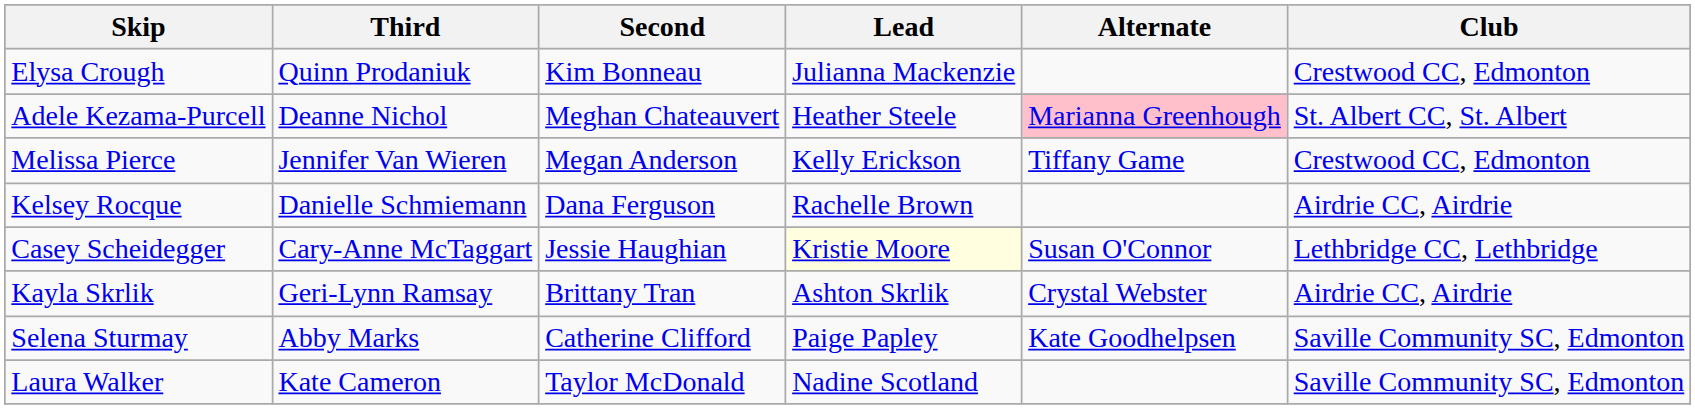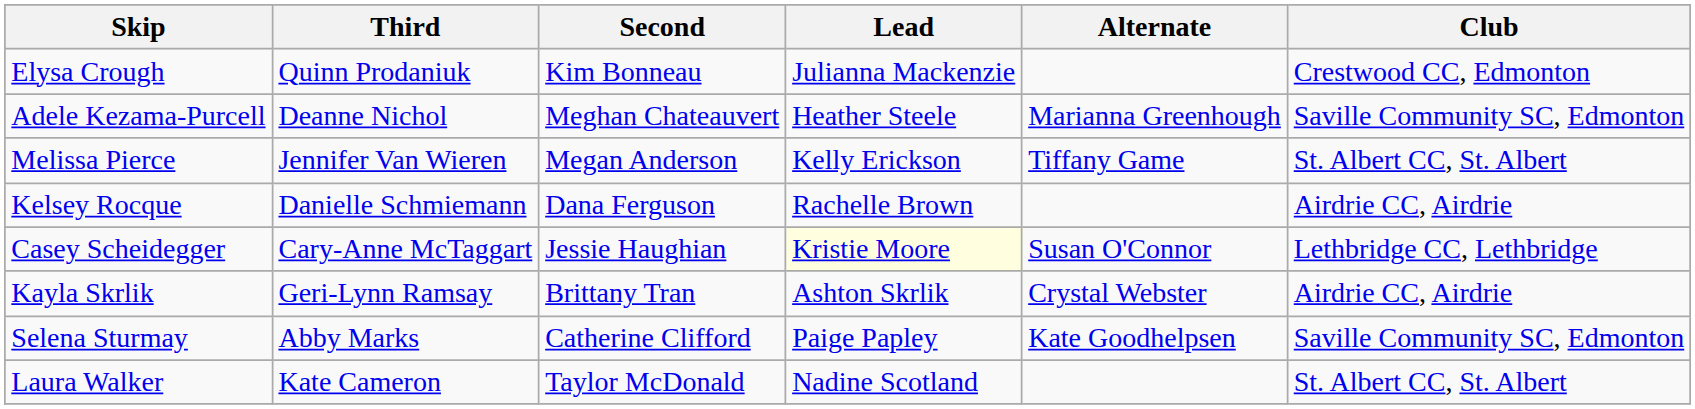(1155, 115) pink background -> (1155, 115) no background
(1430, 115) St. Albert CC, St. Albert -> (1489, 115) Saville Community SC, Edmonton
(1442, 159) Crestwood CC, Edmonton -> (1430, 159) St. Albert CC, St. Albert
(1489, 381) Saville Community SC, Edmonton -> (1430, 381) St. Albert CC, St. Albert
